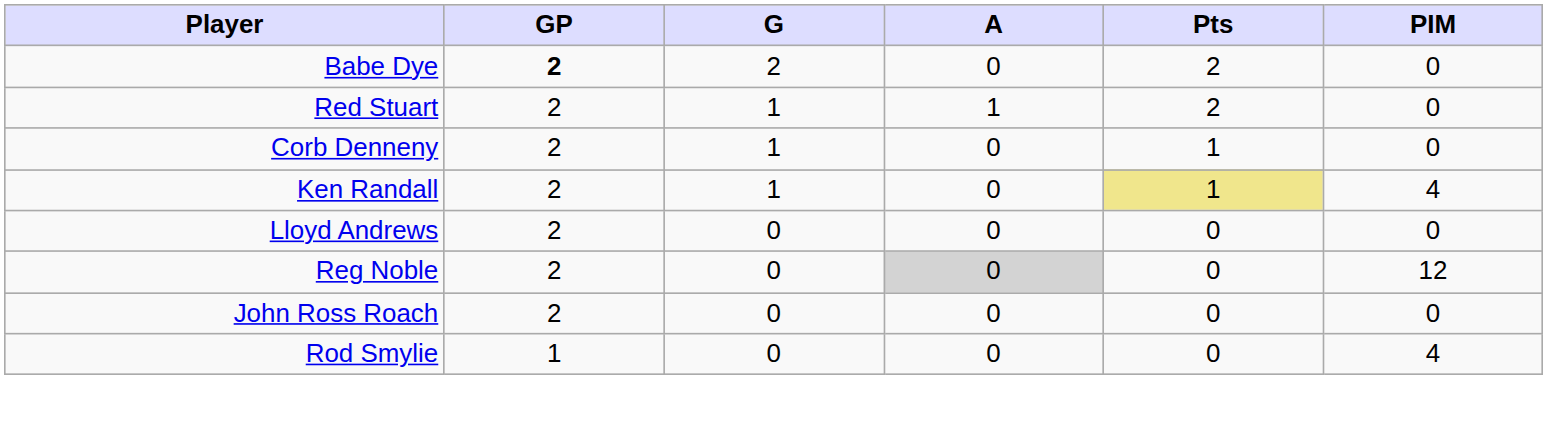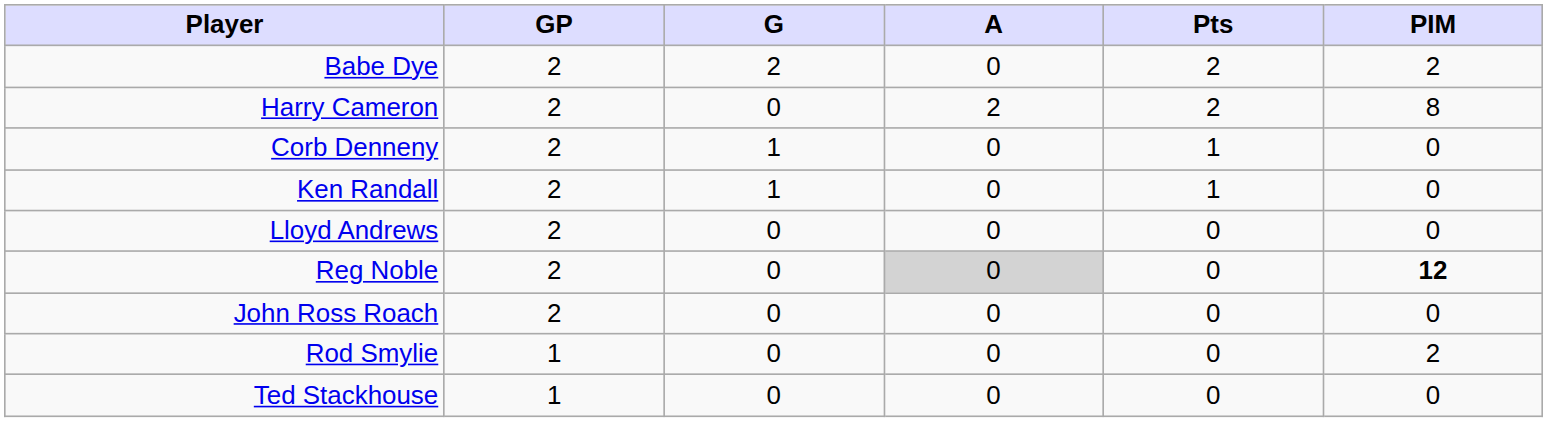(554, 66) bold -> (554, 66) normal
(1433, 66) 0 -> (1433, 66) 2
- row: (376, 107)
+ row: (350, 107)
(1213, 189) khaki background -> (1213, 189) no background
(1433, 189) 4 -> (1433, 189) 0
(1433, 271) normal -> (1433, 271) bold
(1433, 353) 4 -> (1433, 353) 2
+ row: (346, 395)
